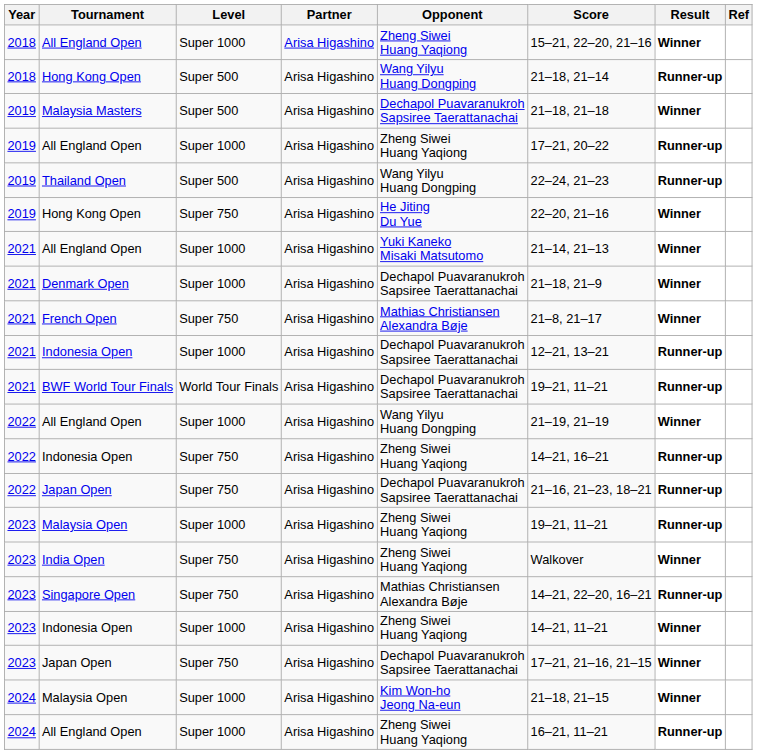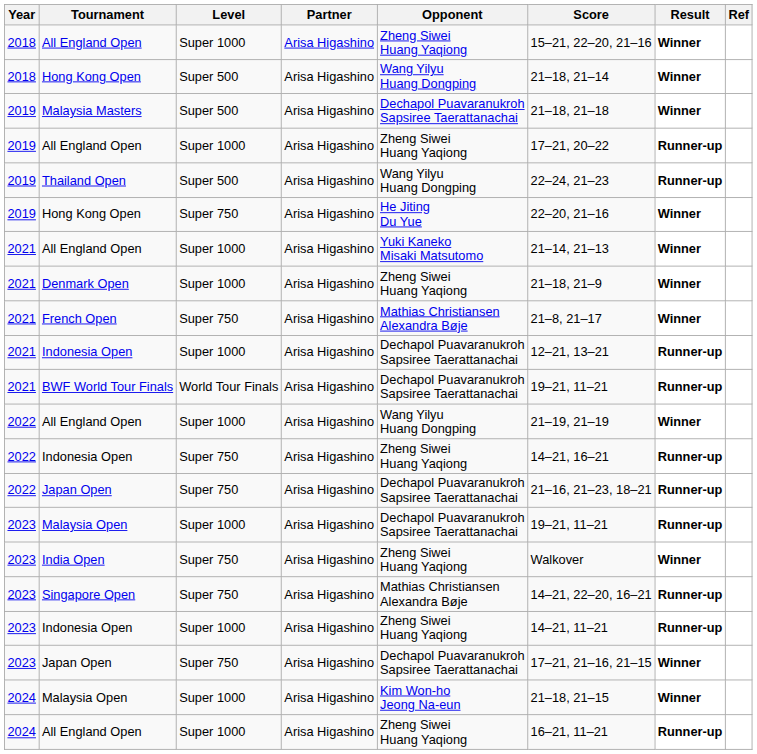(690, 77) Runner-up -> (679, 77) Winner
(452, 284) Dechapol Puavaranukroh Sapsiree Taerattanachai -> (424, 284) Zheng Siwei Huang Yaqiong
(424, 525) Zheng Siwei Huang Yaqiong -> (452, 525) Dechapol Puavaranukroh Sapsiree Taerattanachai
(679, 629) Winner -> (690, 629) Runner-up
